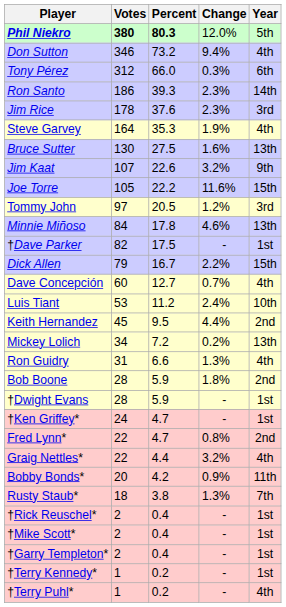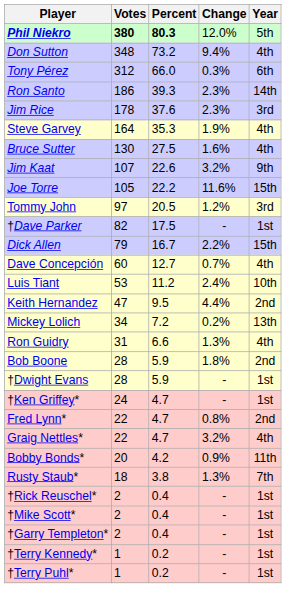(124, 52) 346 -> (124, 52) 348
(265, 149) 13th -> (265, 149) 4th
- row: (46, 226)
(121, 322) 45 -> (121, 303) 47
(160, 457) 4.4 -> (160, 438) 4.7
(265, 592) 4th -> (265, 573) 1st
